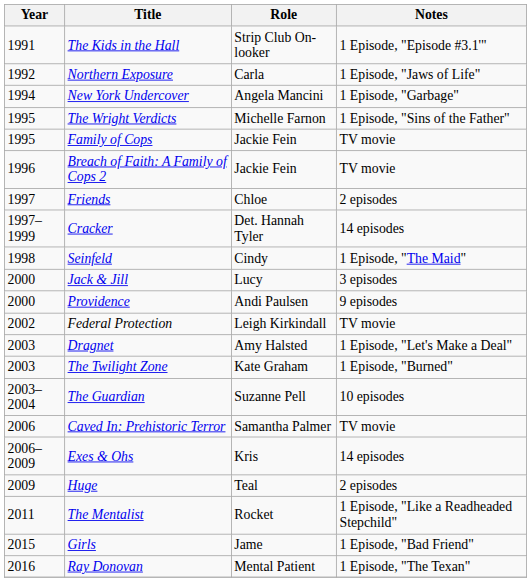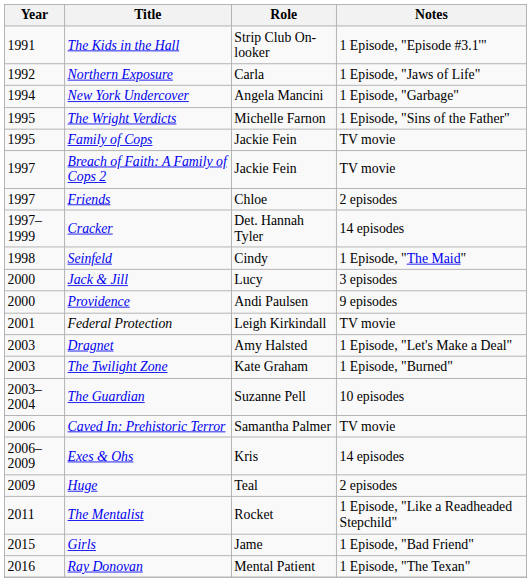(21, 169) 1996 -> (21, 169) 1997
(21, 323) 2002 -> (21, 323) 2001
